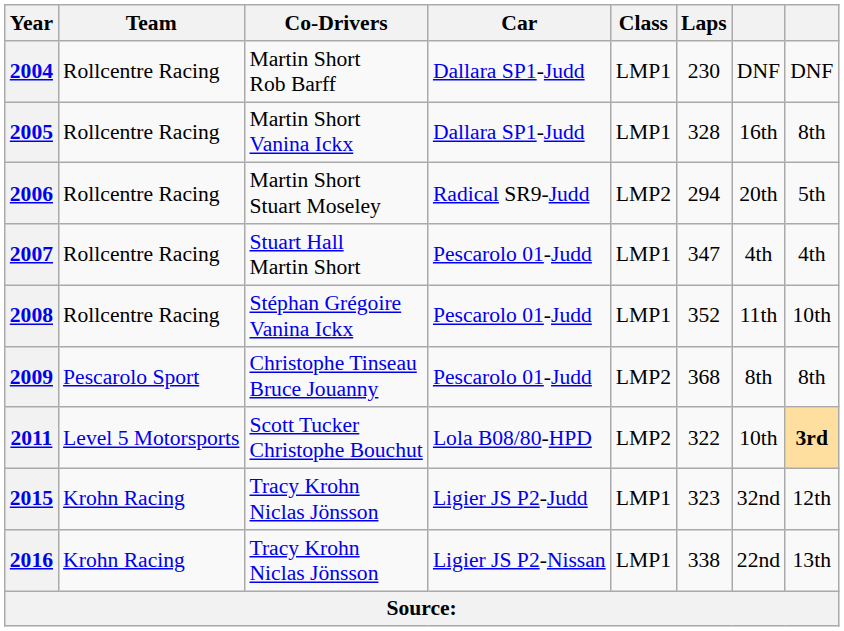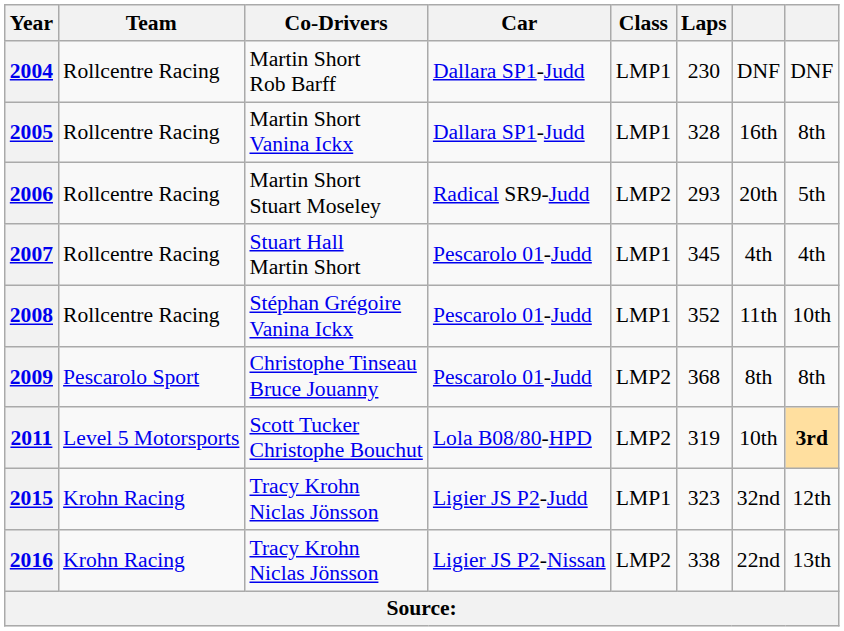(704, 193) 294 -> (704, 193) 293
(704, 254) 347 -> (704, 254) 345
(704, 437) 322 -> (704, 437) 319
(643, 560) LMP1 -> (643, 560) LMP2
